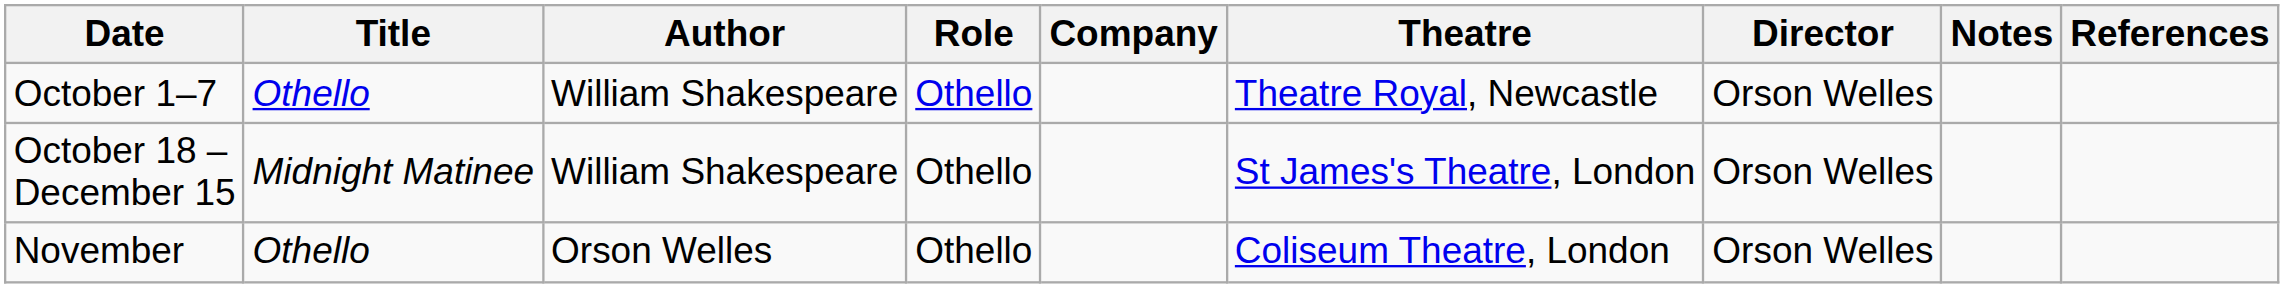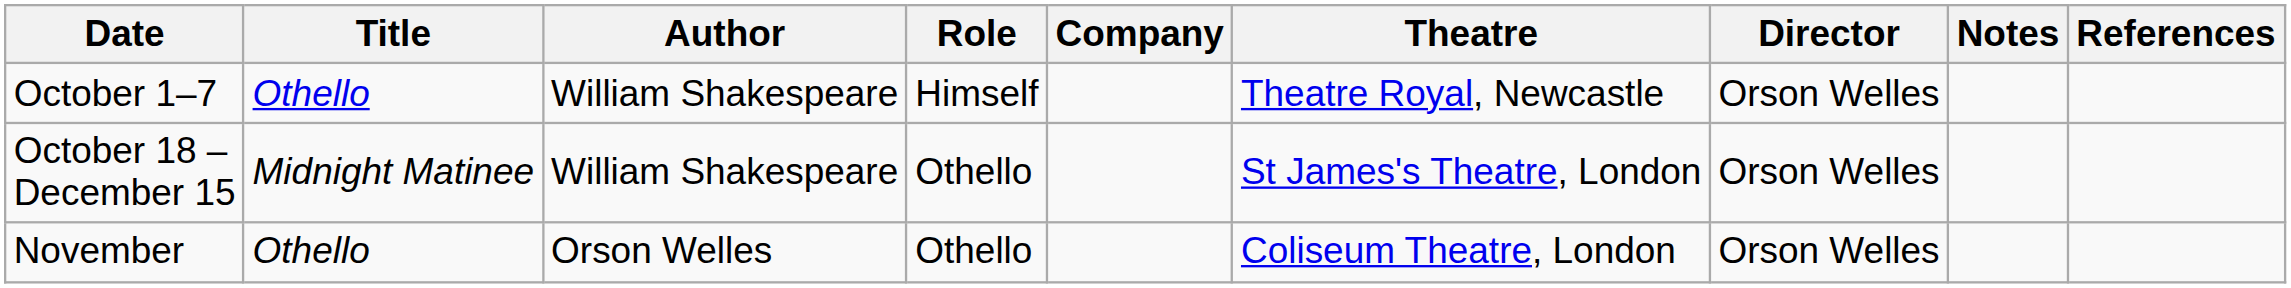(974, 92) Othello -> (977, 92) Himself
